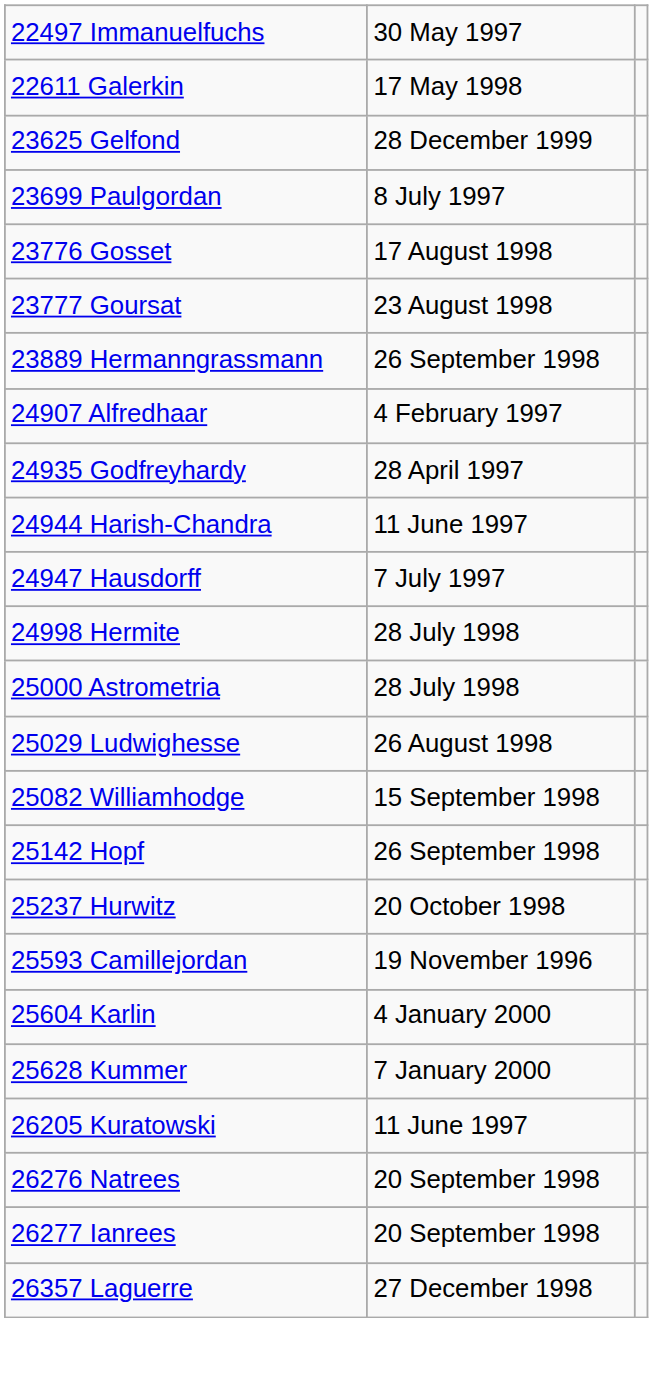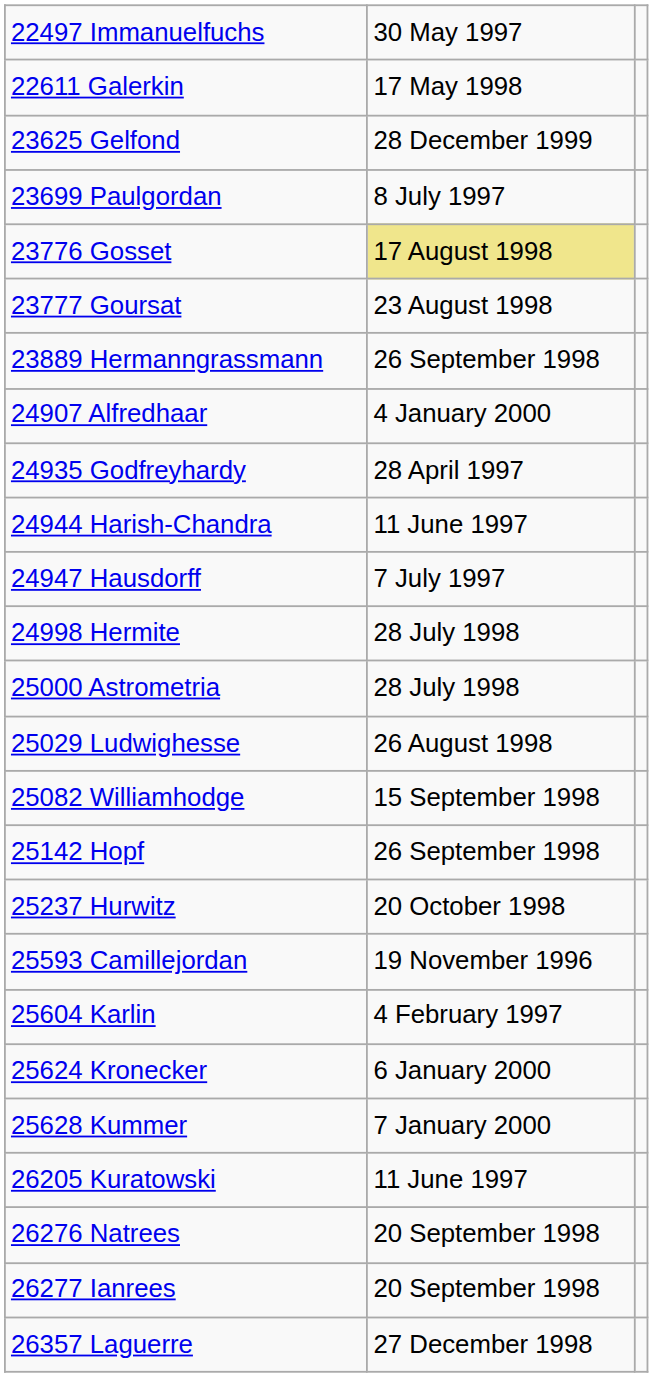(463, 250) no background -> (463, 250) khaki background
(468, 414) 4 February 1997 -> (462, 414) 4 January 2000
(462, 1015) 4 January 2000 -> (468, 1015) 4 February 1997
+ row: (109, 1070)
